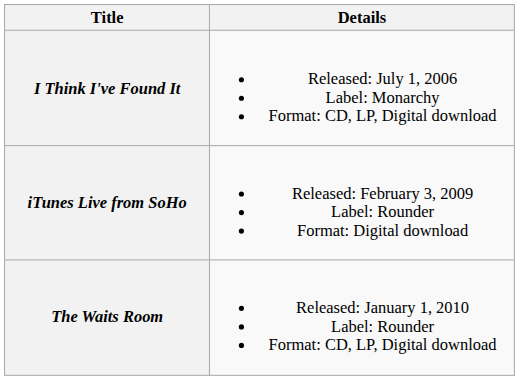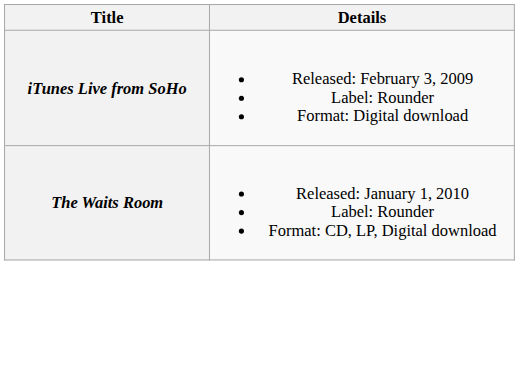- row: (107, 87)
